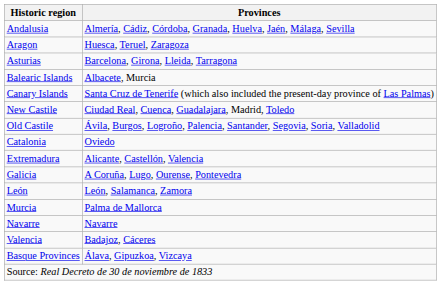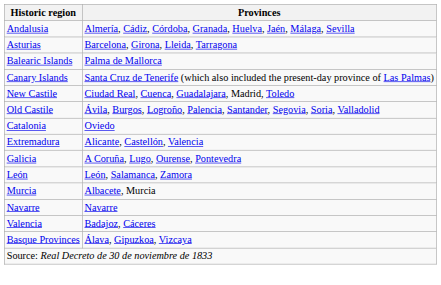- row: (22, 45)
(120, 77) Albacete, Murcia -> (123, 61) Palma de Mallorca
(123, 207) Palma de Mallorca -> (120, 191) Albacete, Murcia
